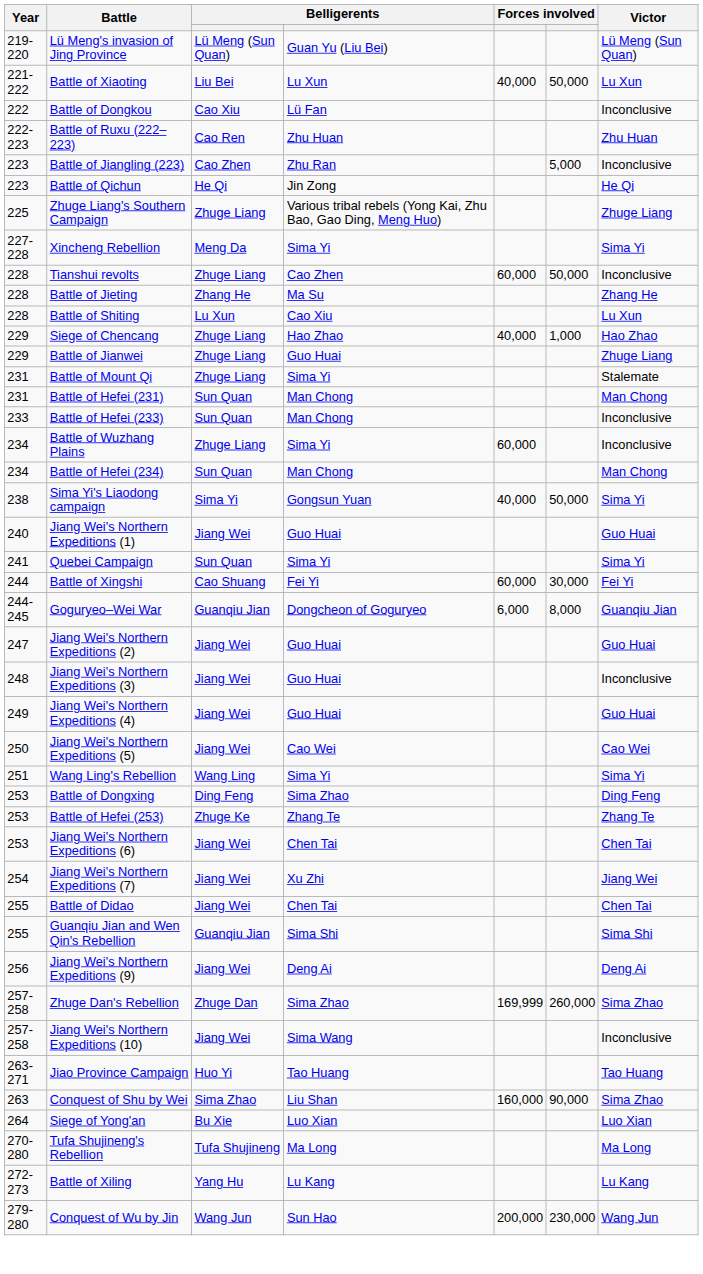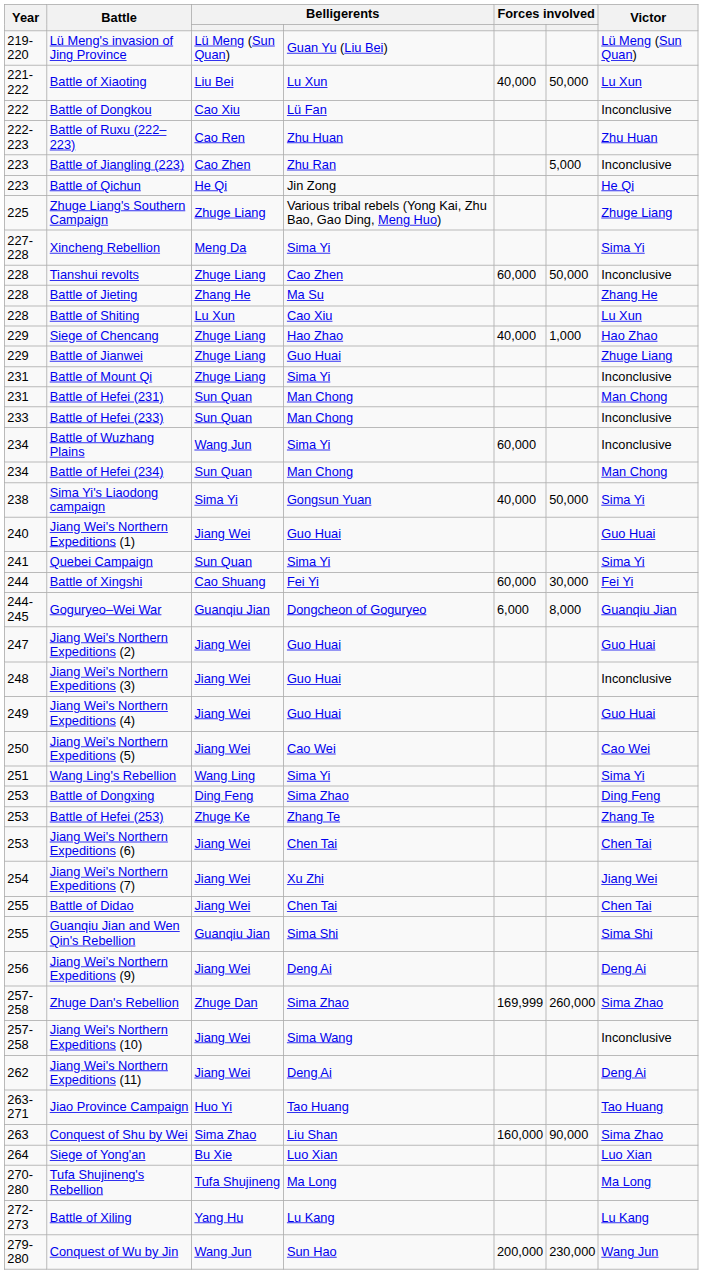(630, 376) Stalemate -> (637, 376) Inconclusive
(230, 444) Zhuge Liang -> (223, 444) Wang Jun
+ row: (109, 1072)
